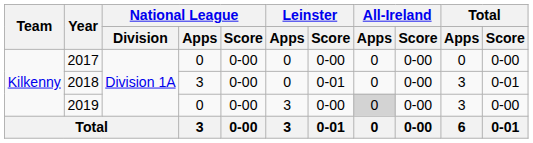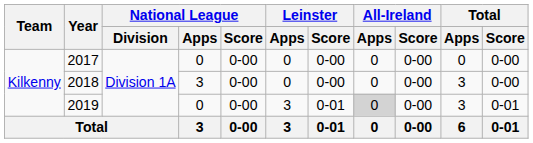(331, 82) 0-01 -> (331, 82) 0-00
(505, 82) 0-01 -> (505, 82) 0-00
(331, 104) 0-00 -> (331, 104) 0-01
(505, 104) 0-00 -> (505, 104) 0-01
